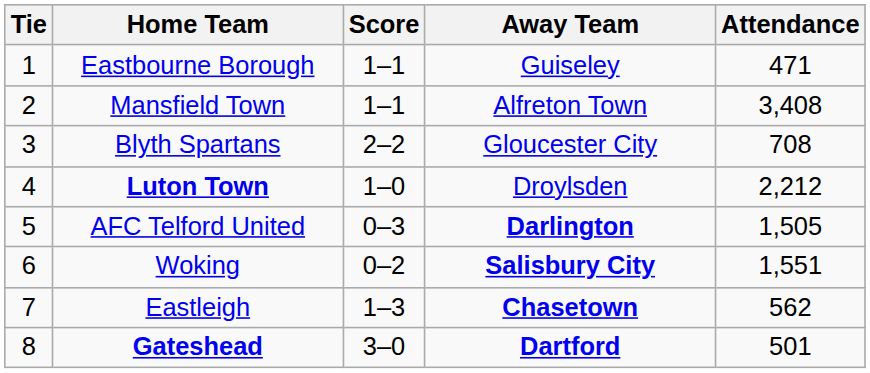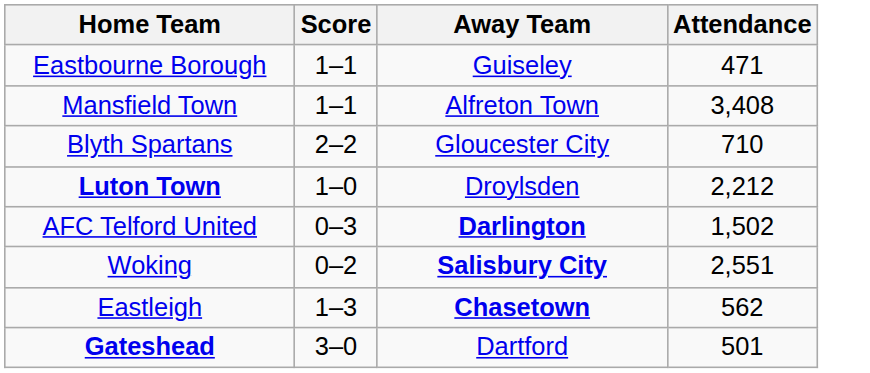- column: (29, 24)
(790, 145) 708 -> (742, 145) 710
(790, 226) 1,505 -> (742, 226) 1,502
(790, 266) 1,551 -> (742, 266) 2,551
(570, 347) bold -> (522, 347) normal
